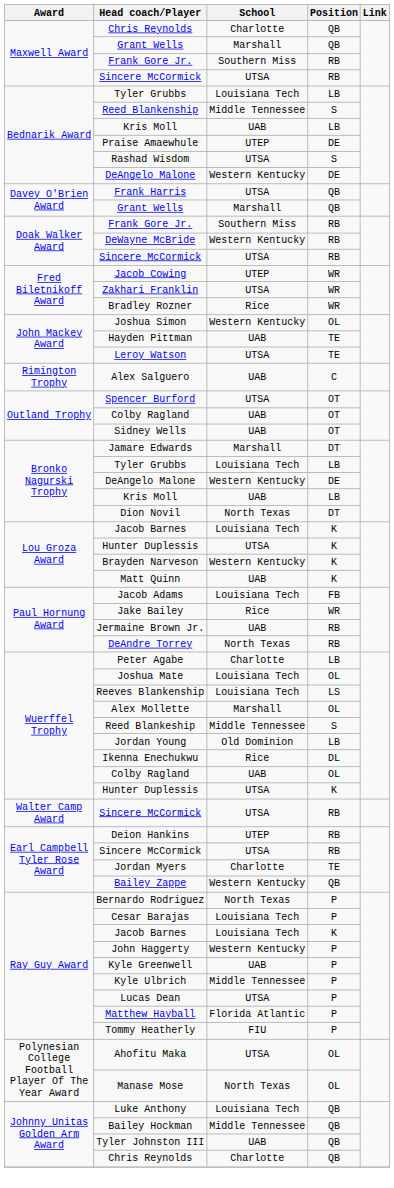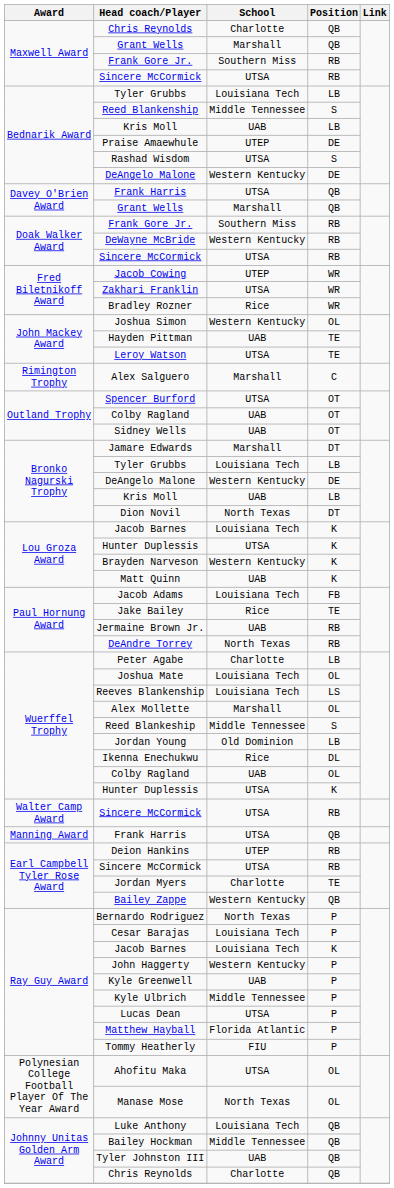(257, 377) UAB -> (257, 377) Marshall
(334, 611) WR -> (334, 611) TE
+ row: (49, 835)
